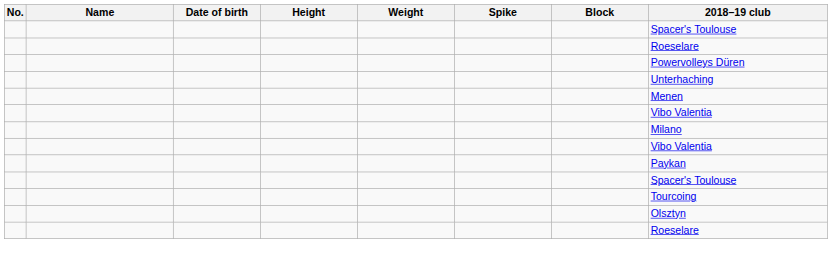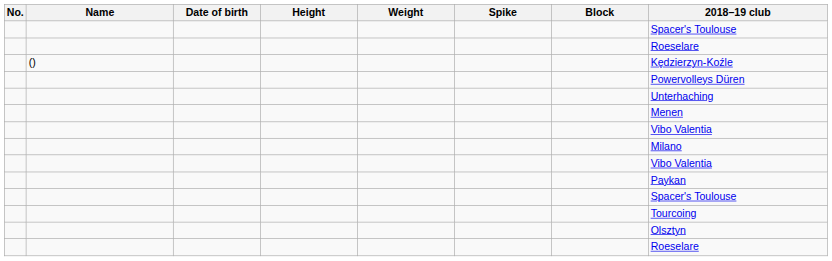+ row: (15, 63)
